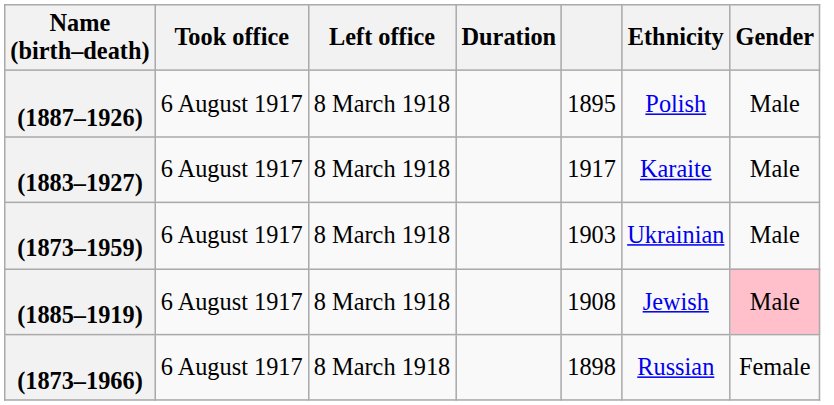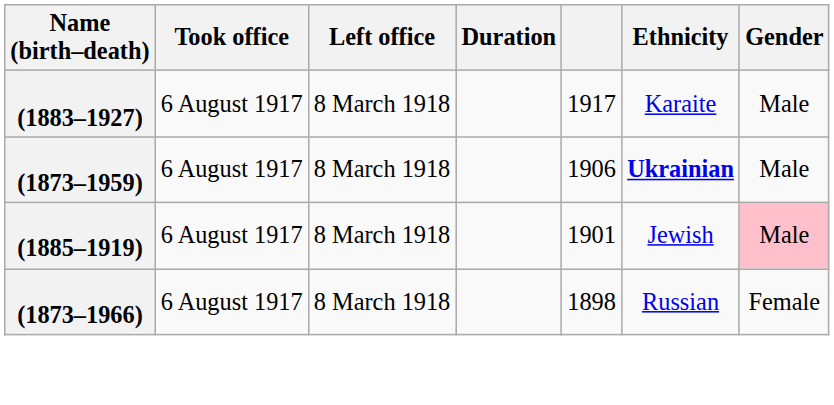- row: (80, 117)
(592, 235) 1903 -> (592, 169) 1906
(676, 235) normal -> (681, 169) bold
(592, 301) 1908 -> (592, 235) 1901
